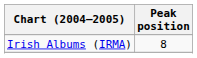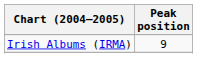(163, 44) 8 -> (163, 44) 9
